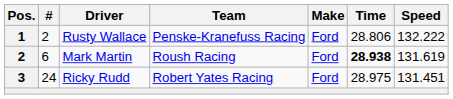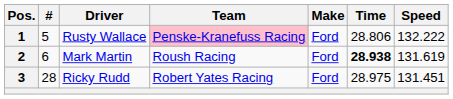(45, 36) 2 -> (45, 36) 5
(229, 36) no background -> (229, 36) pink background
(49, 78) 24 -> (49, 78) 28
